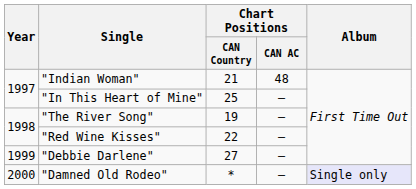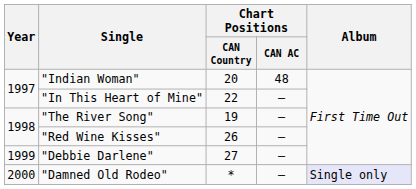(231, 79) 21 -> (231, 79) 20
(231, 98) 25 -> (231, 98) 22
(231, 136) 22 -> (231, 136) 26
